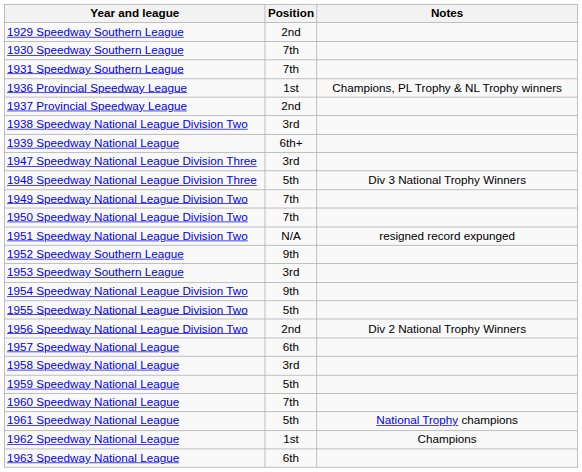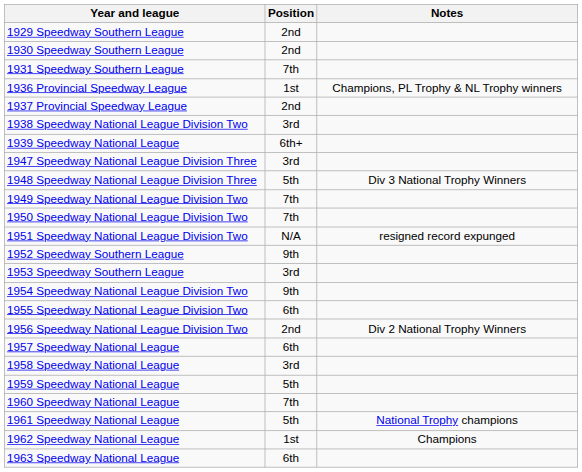(291, 50) 7th -> (291, 50) 2nd
(291, 310) 5th -> (291, 310) 6th
